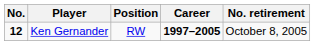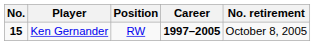(16, 31) 12 -> (16, 31) 15
